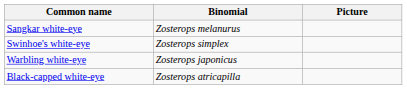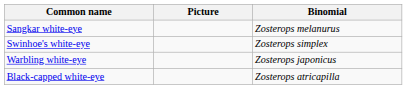columns swapped: (228, 12) <-> (352, 12)
